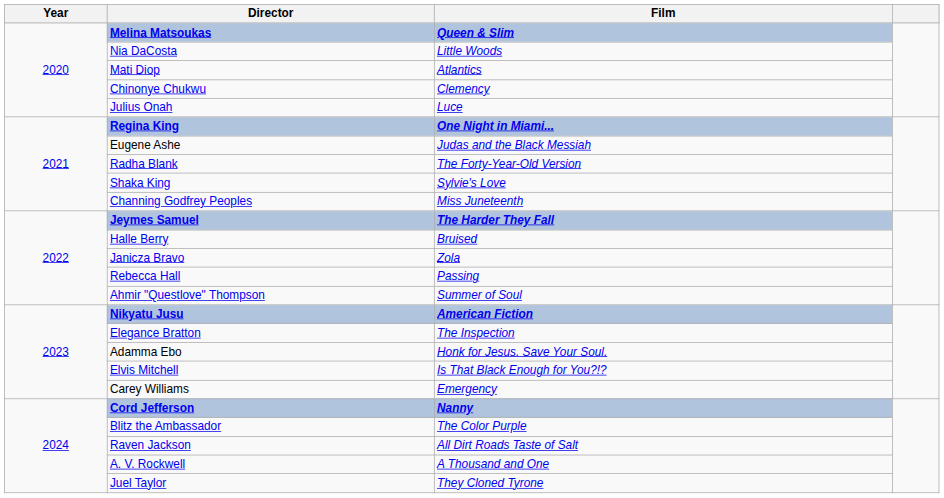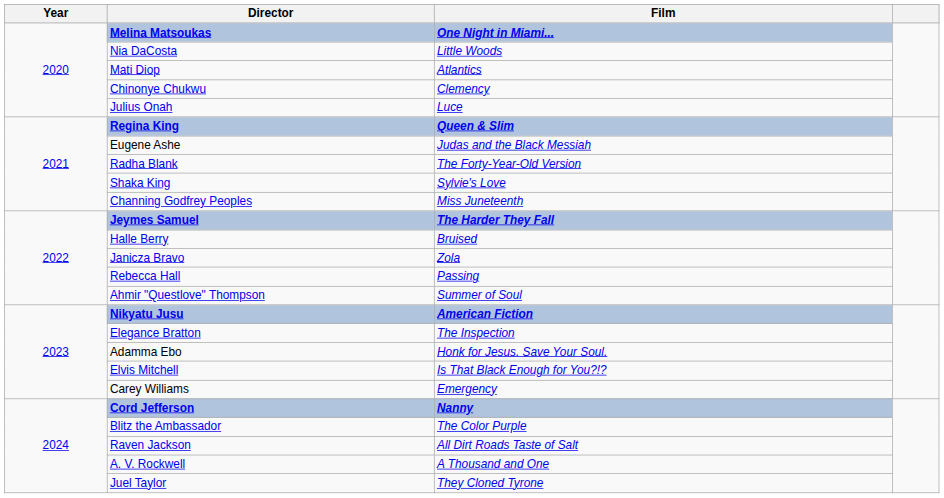(476, 32) Queen & Slim -> (496, 32) One Night in Miami...
(496, 126) One Night in Miami... -> (476, 126) Queen & Slim
